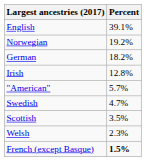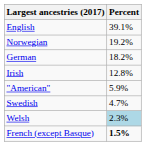(119, 88) 5.7% -> (119, 88) 5.9%
- row: (21, 118)
(119, 134) no background -> (119, 118) lightblue background
